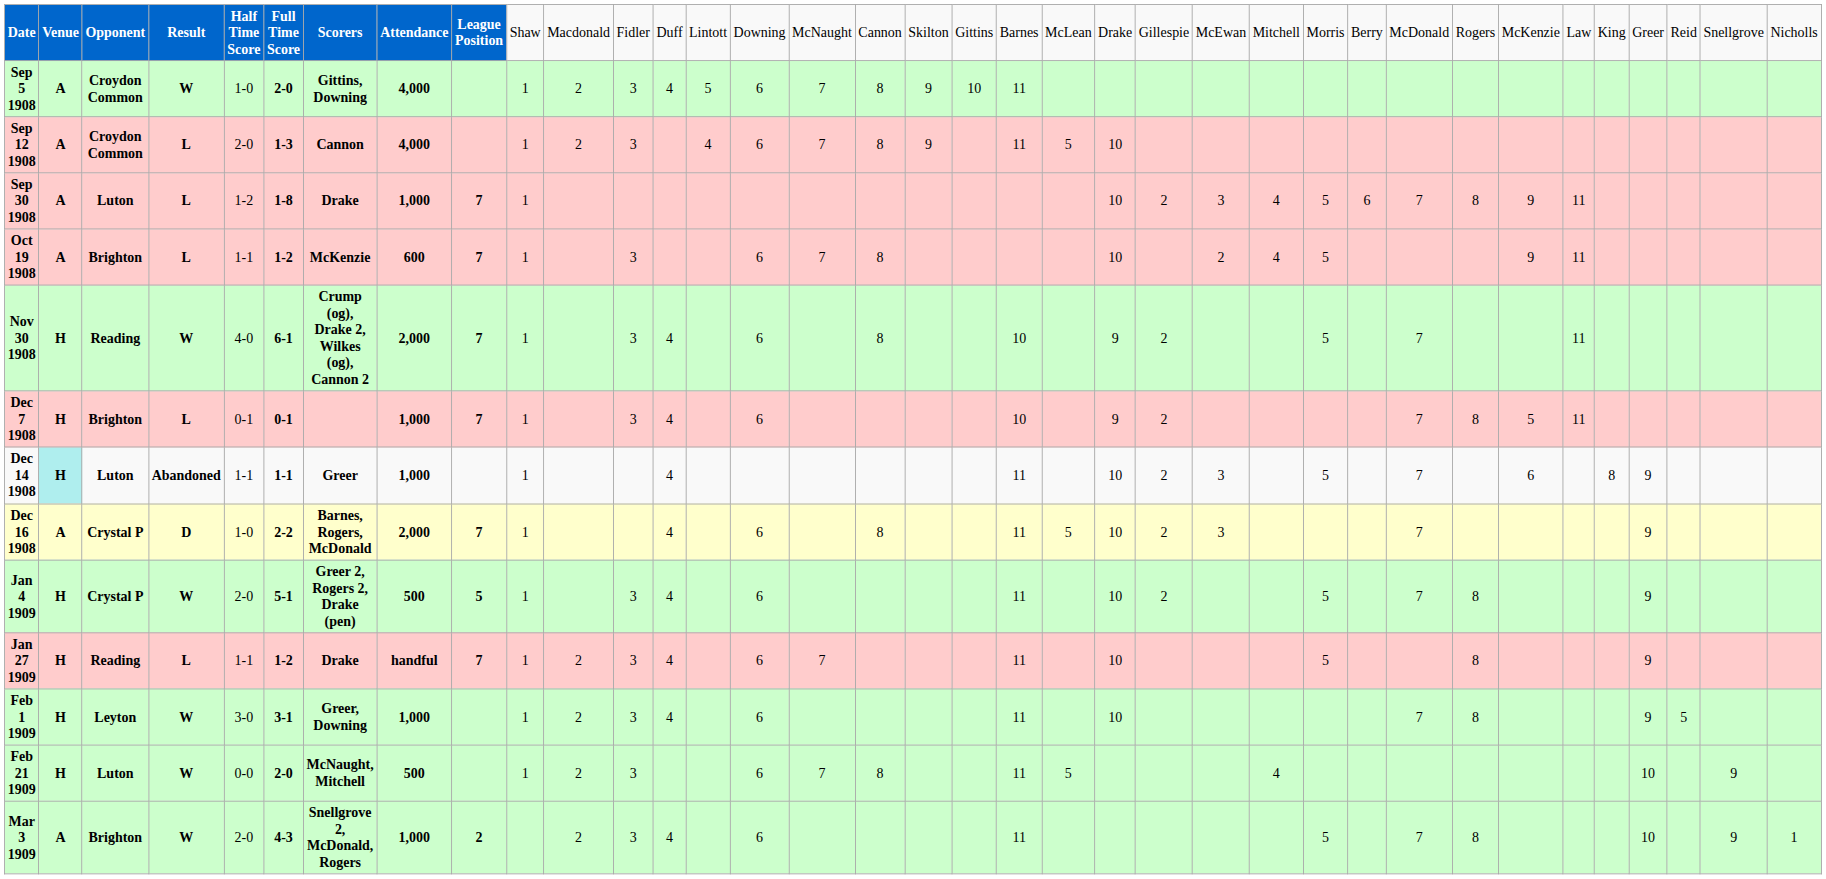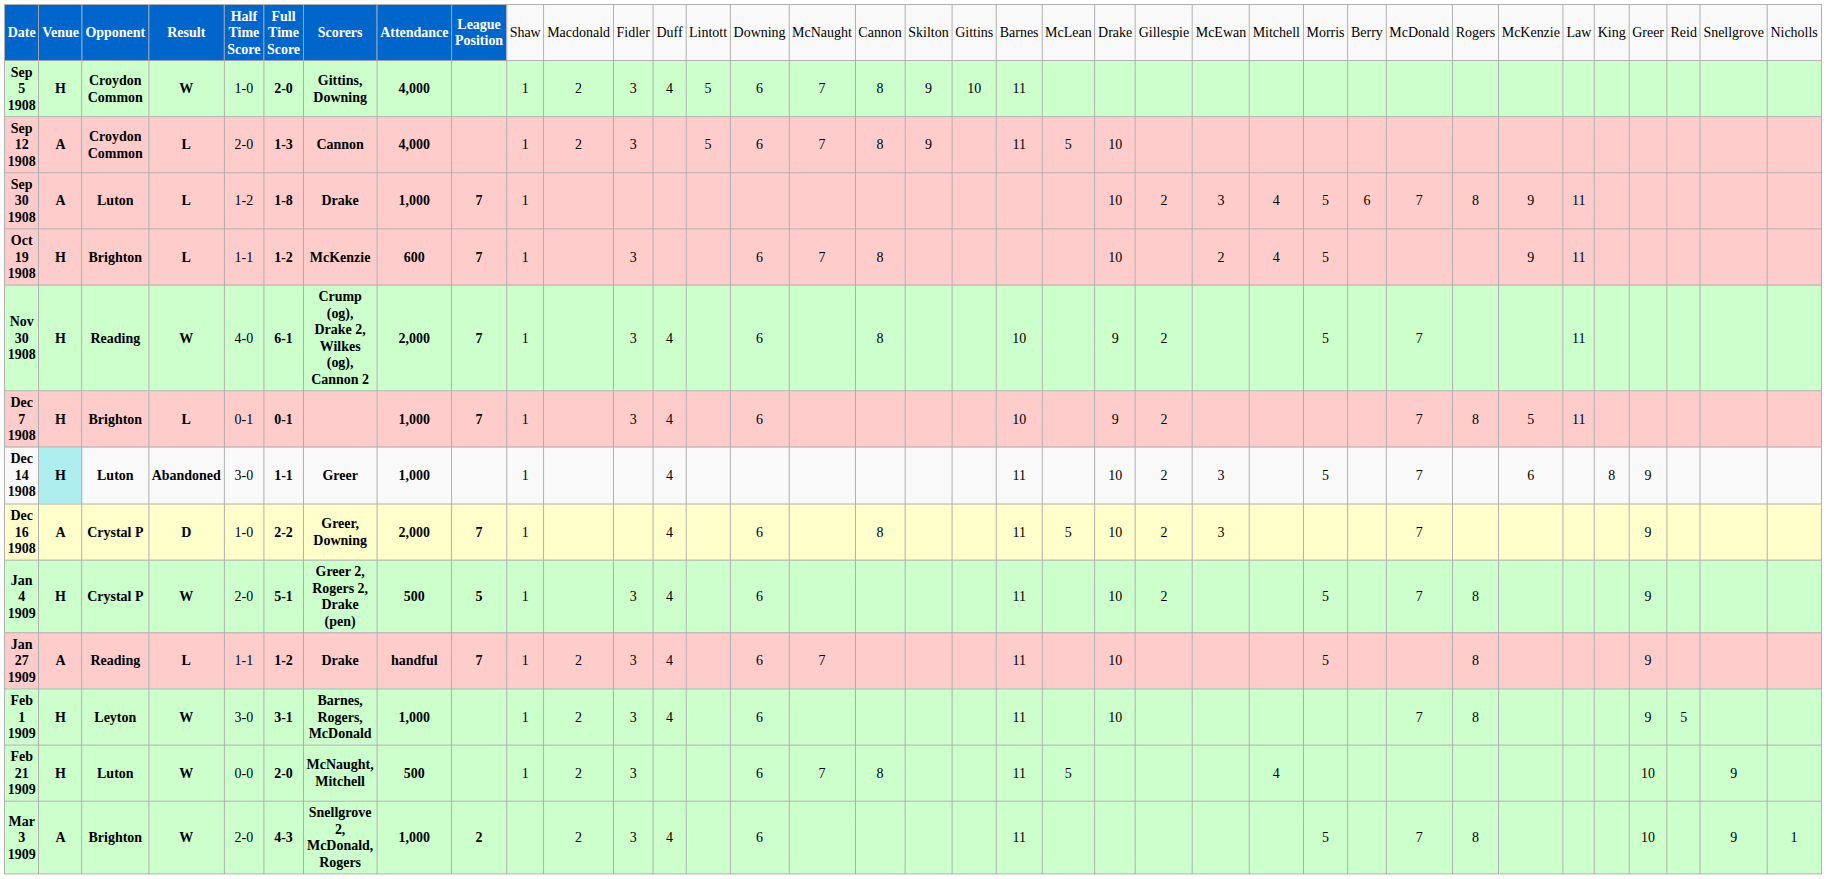(61, 88) A -> (61, 88) H
(708, 145) 4 -> (708, 145) 5
(61, 257) A -> (61, 257) H
(244, 475) 1-1 -> (244, 475) 3-0
(340, 531) Barnes, Rogers, McDonald -> (340, 531) Greer, Downing
(61, 660) H -> (61, 660) A
(340, 716) Greer, Downing -> (340, 716) Barnes, Rogers, McDonald
